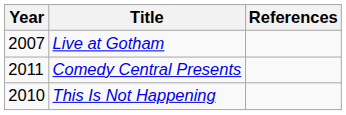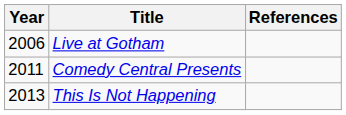(27, 43) 2007 -> (27, 43) 2006
(27, 95) 2010 -> (27, 95) 2013
